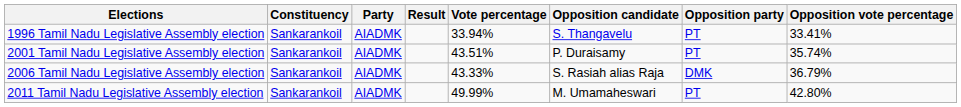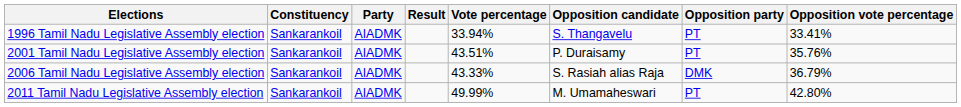(811, 54) 35.74% -> (811, 54) 35.76%
